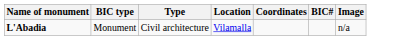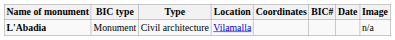+ column: (348, 12)
